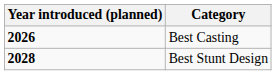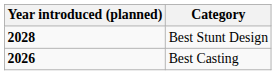rows swapped: (204, 37) <-> (218, 59)
